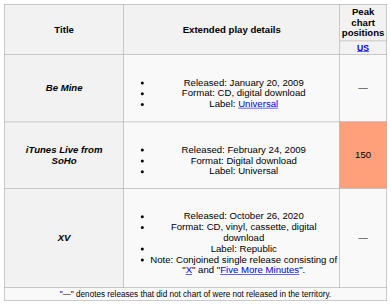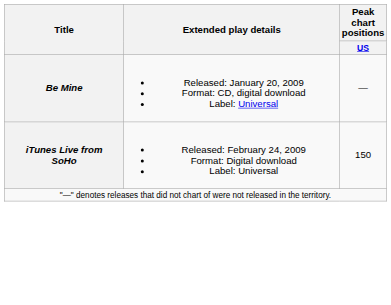(363, 155) lightsalmon background -> (363, 155) no background
- row: (64, 238)
